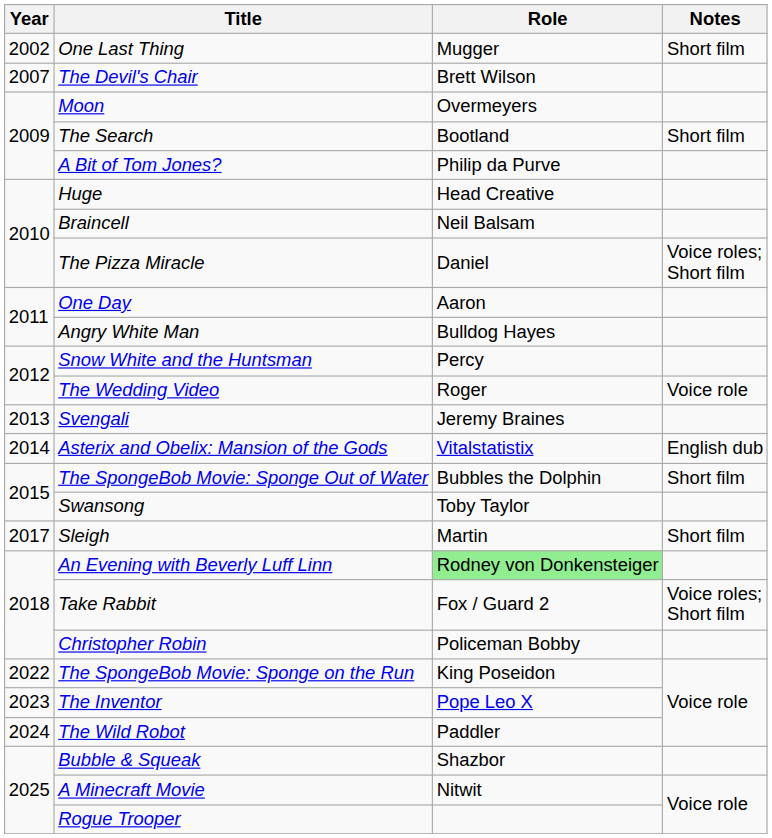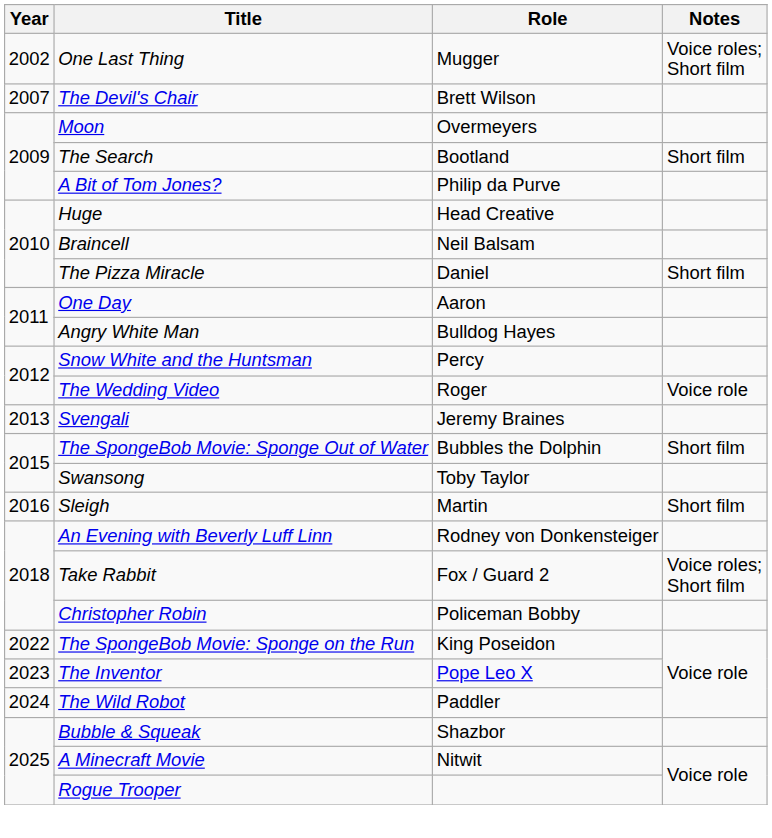(706, 48) Short film -> (715, 58) Voice roles; Short film
(715, 262) Voice roles; Short film -> (706, 273) Short film
- row: (223, 448)
(29, 535) 2017 -> (29, 506) 2016
(548, 565) lightgreen background -> (548, 535) no background
